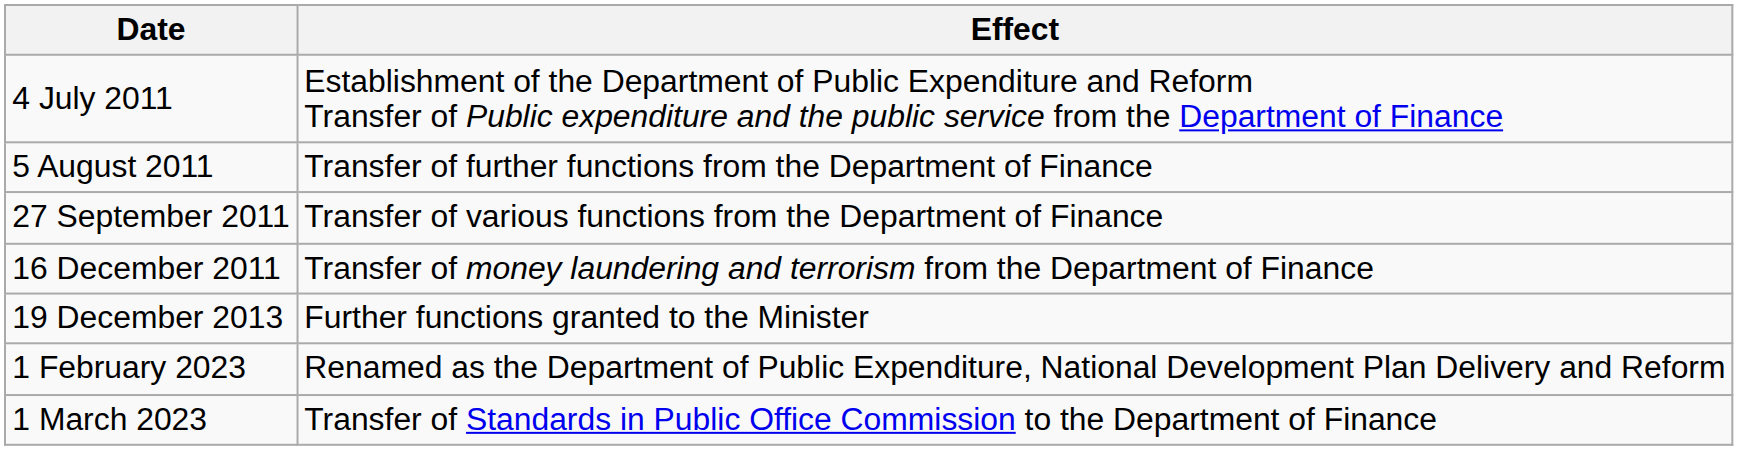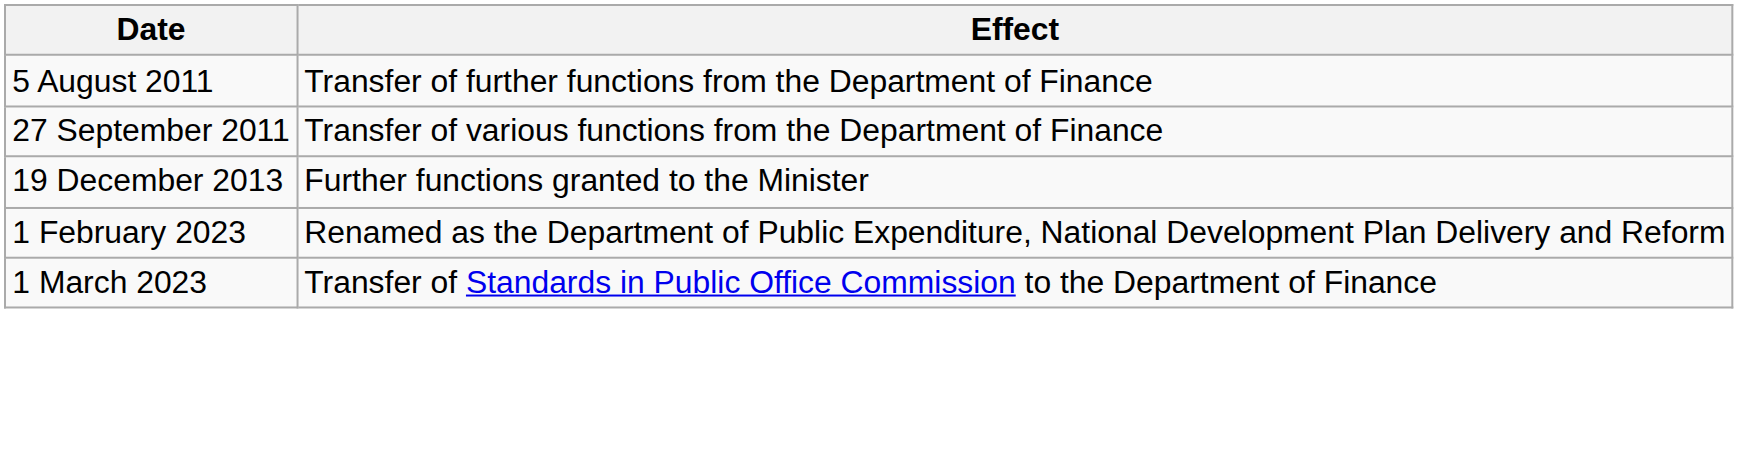- row: (93, 98)
- row: (147, 267)
